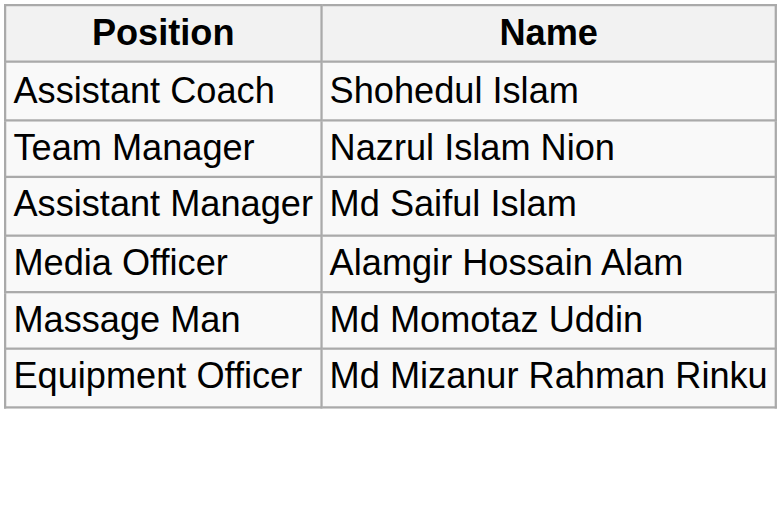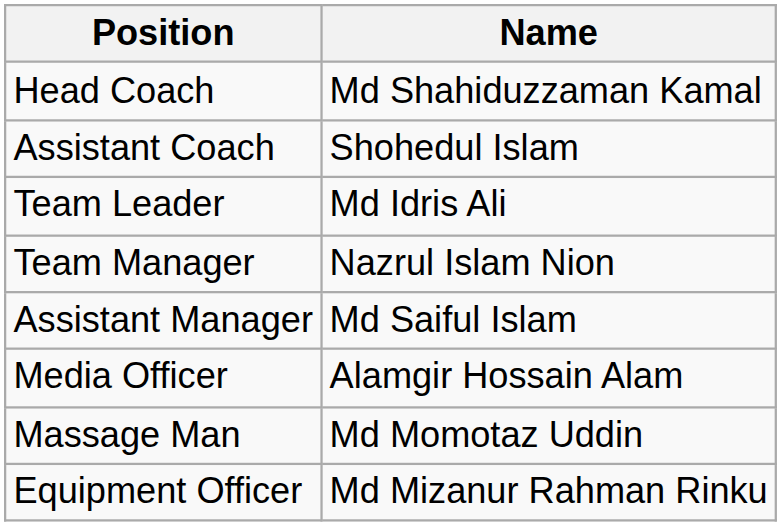+ row: (114, 90)
+ row: (119, 205)
